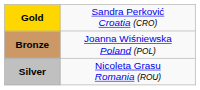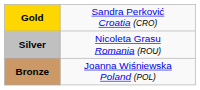rows swapped: (32, 71) <-> (32, 44)
